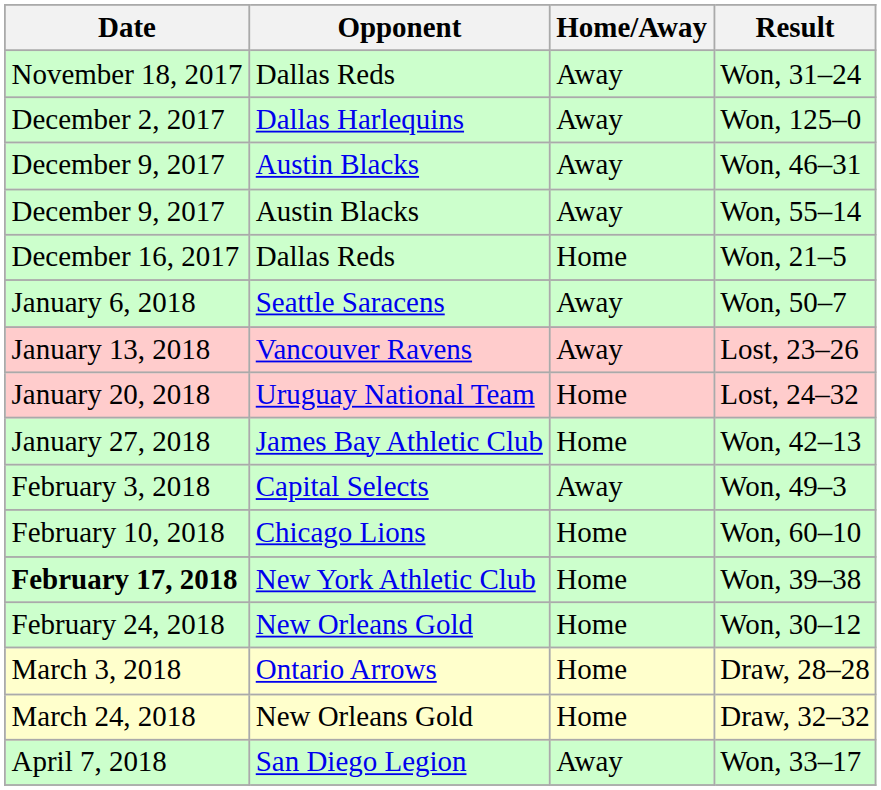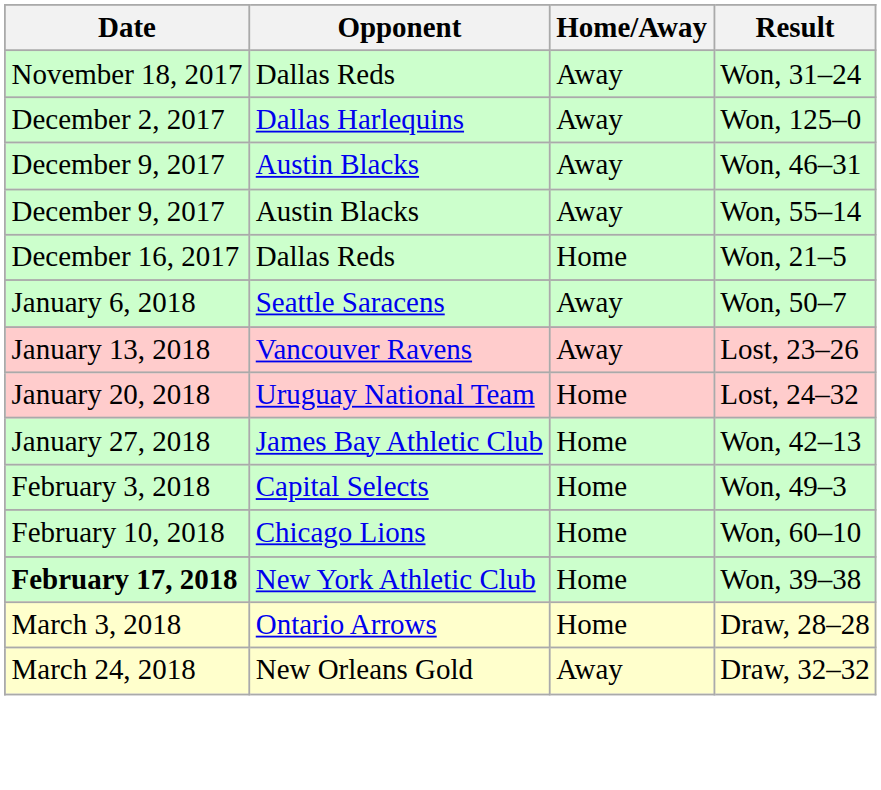(590, 486) Away -> (592, 486) Home
- row: (791, 624)
(592, 716) Home -> (590, 670) Away
- row: (791, 762)
